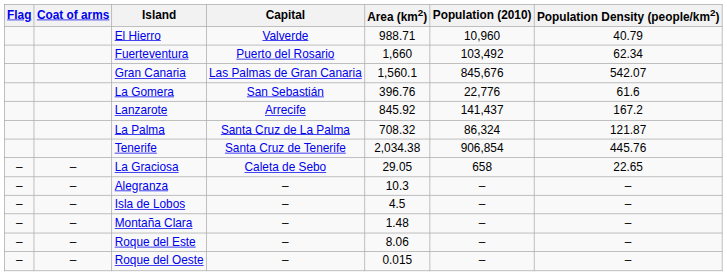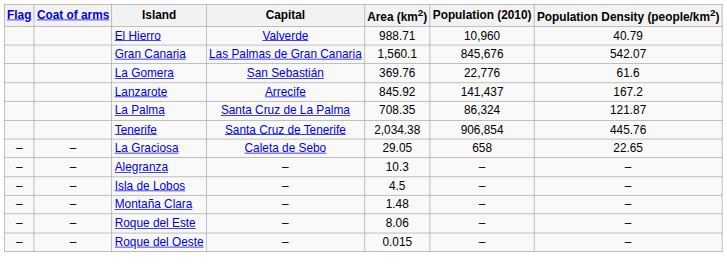- row: (152, 54)
(397, 92) 396.76 -> (397, 73) 369.76
(397, 129) 708.32 -> (397, 110) 708.35
